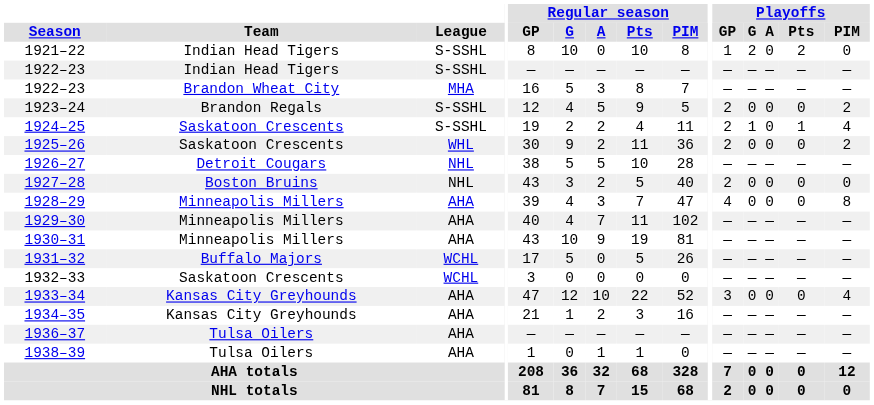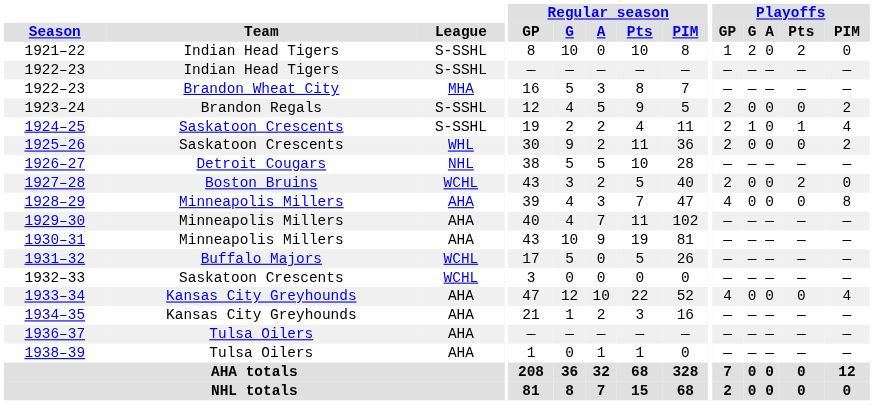(461, 183) NHL -> (461, 183) WCHL
(801, 183) 0 -> (801, 183) 2
(728, 296) 3 -> (728, 296) 4
